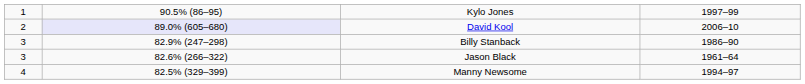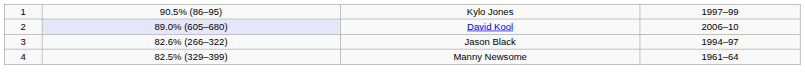- row: (490, 41)
(720, 56) 1961–64 -> (720, 41) 1994–97
(720, 71) 1994–97 -> (720, 56) 1961–64
